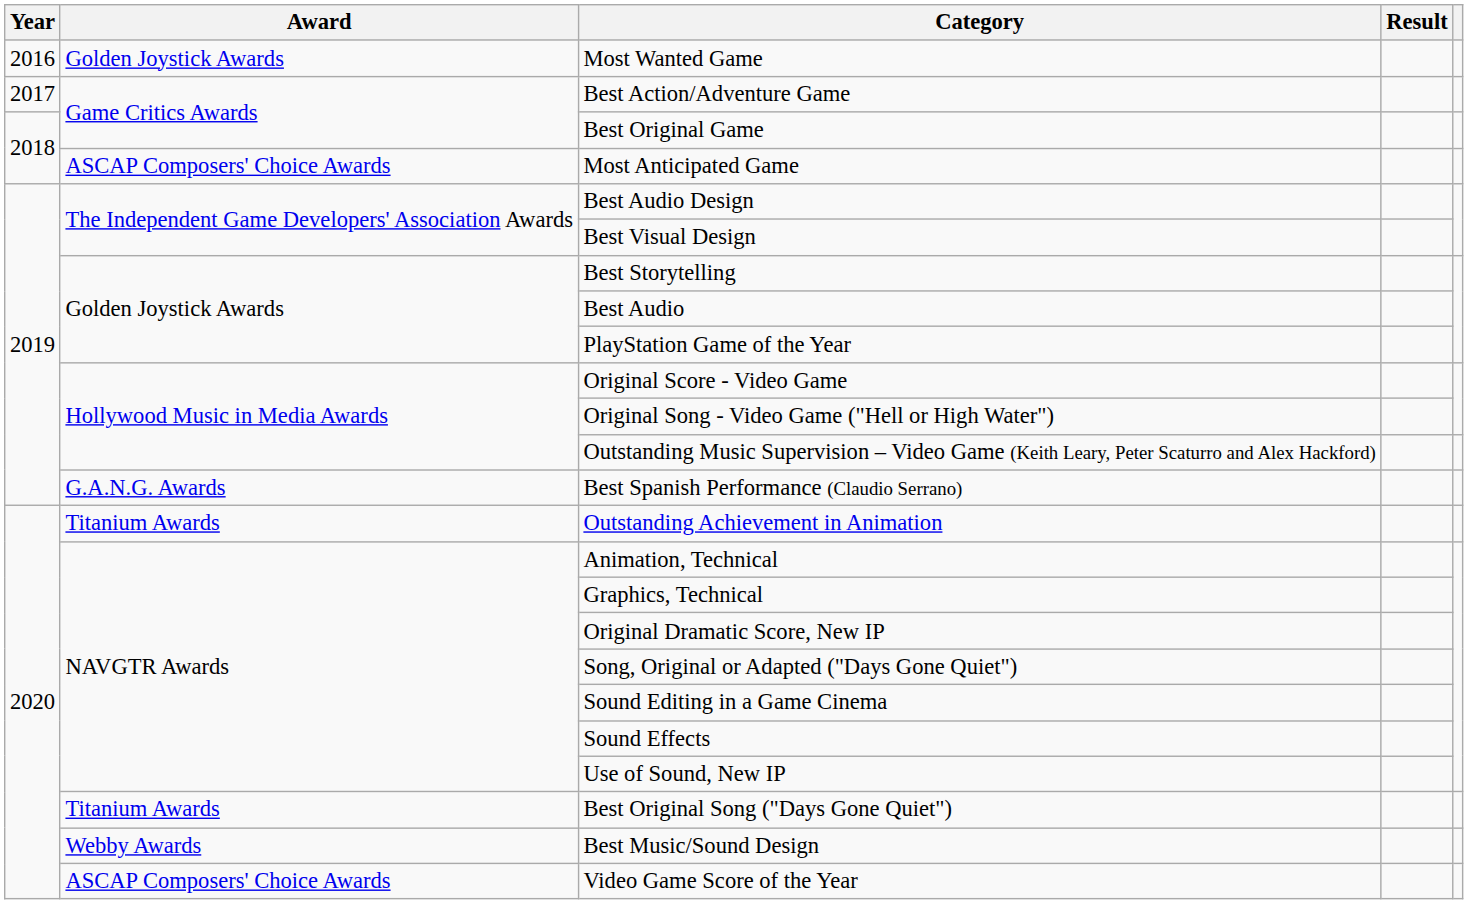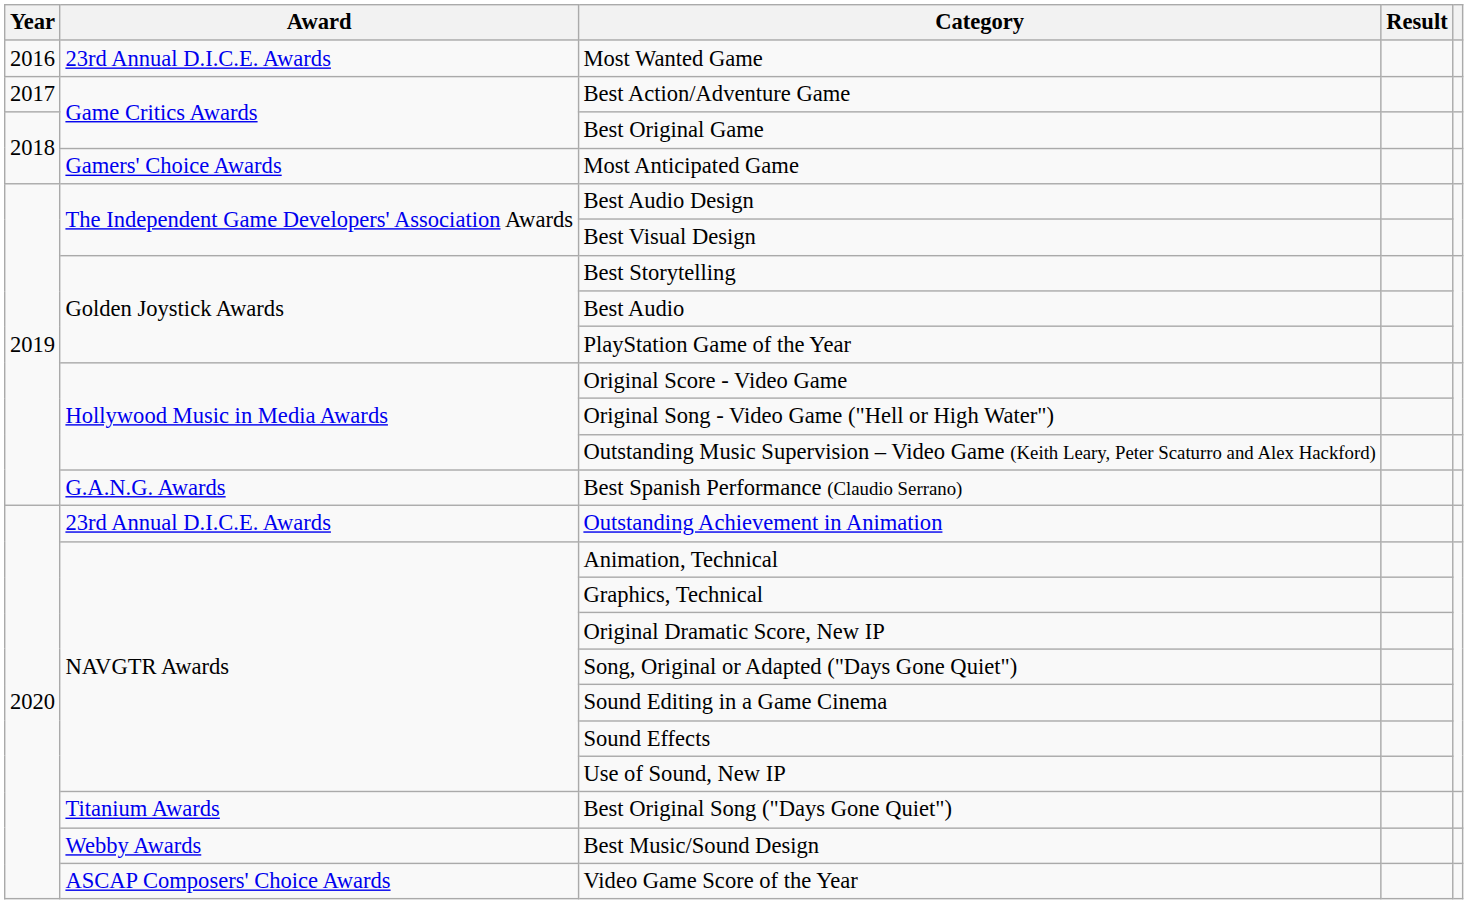(175, 58) Golden Joystick Awards -> (198, 58) 23rd Annual D.I.C.E. Awards
(228, 165) ASCAP Composers' Choice Awards -> (174, 165) Gamers' Choice Awards
(143, 523) Titanium Awards -> (198, 523) 23rd Annual D.I.C.E. Awards
